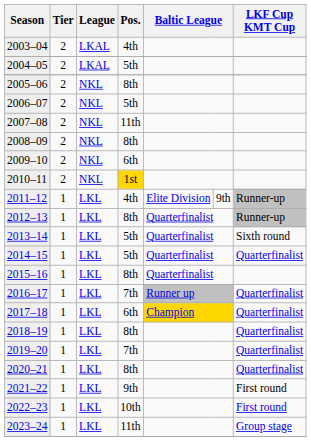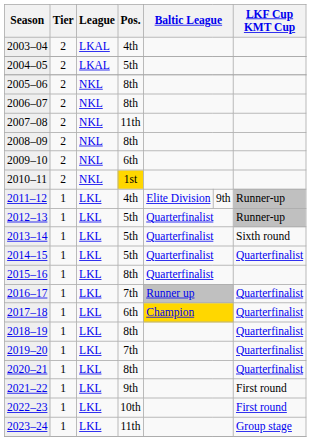(131, 103) 5th -> (131, 103) 8th
(131, 217) 8th -> (131, 217) 5th
